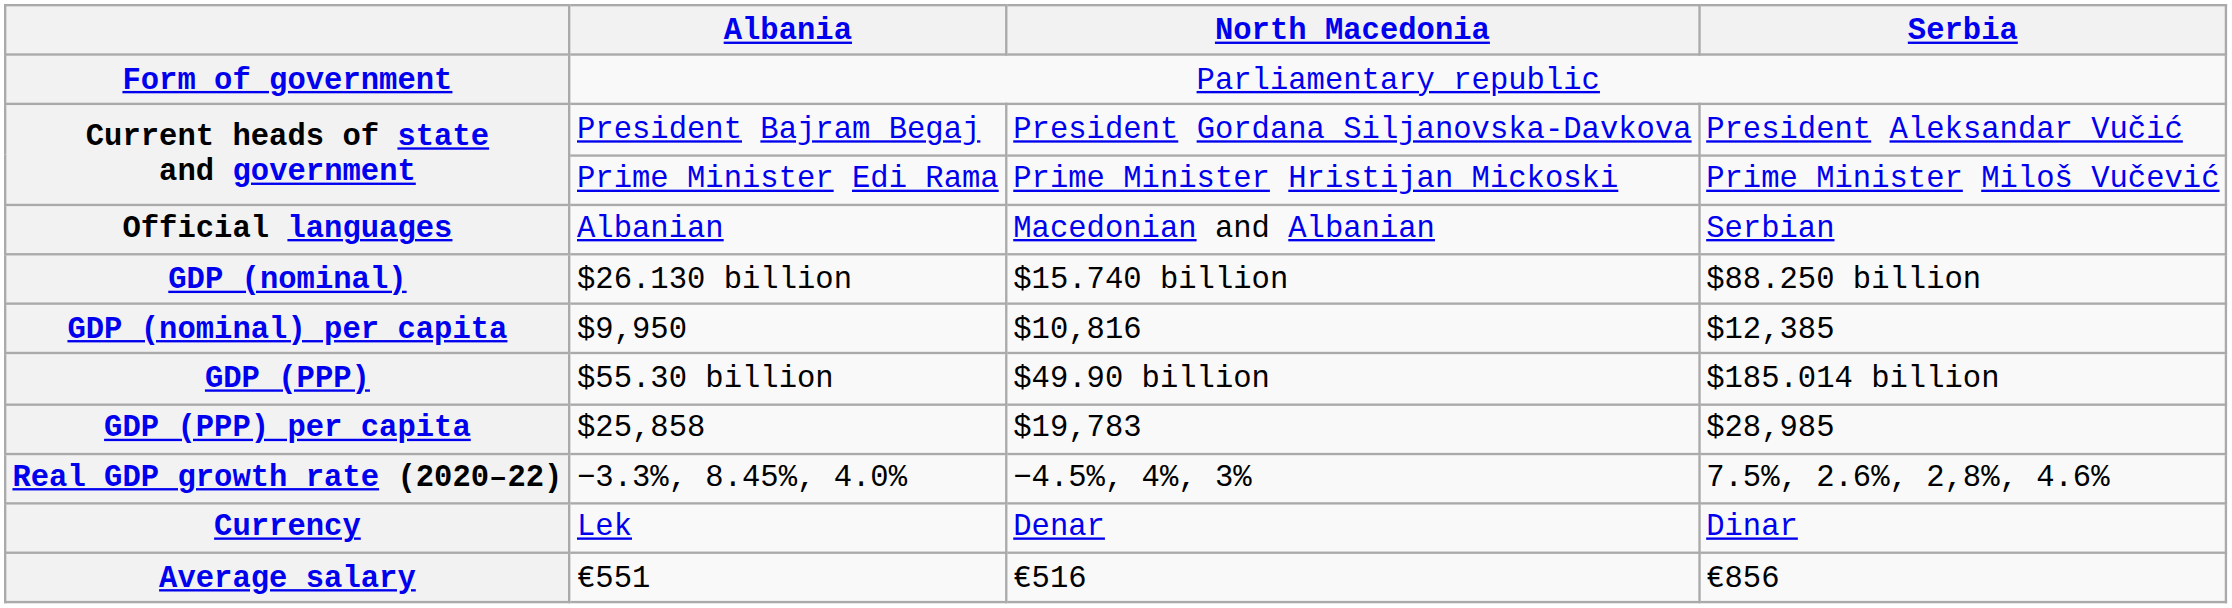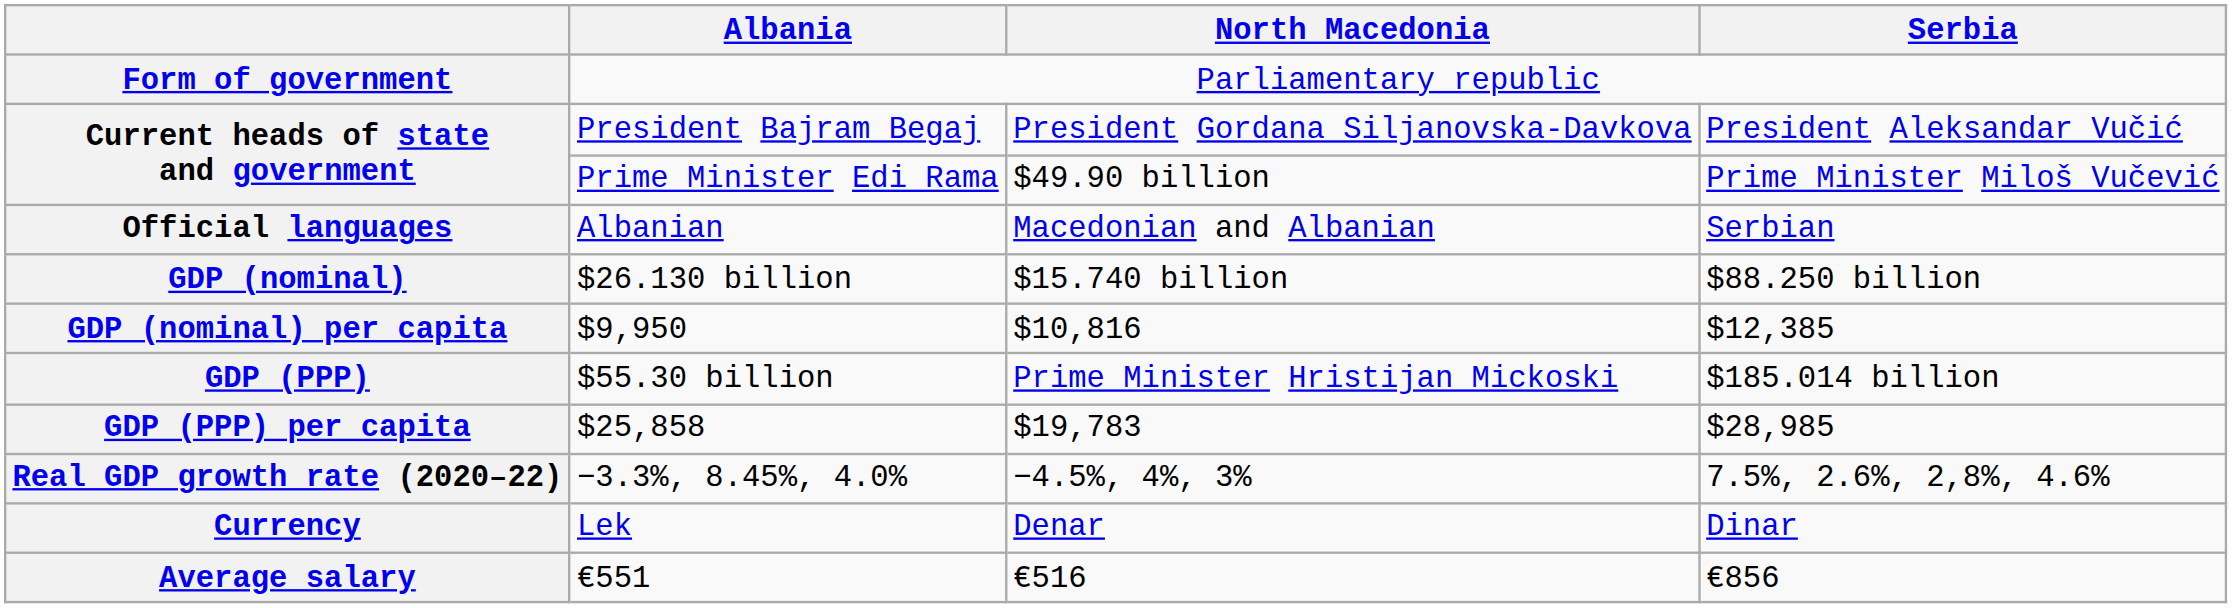(1316, 179) Prime Minister Hristijan Mickoski -> (1142, 179) $49.90 billion
(1142, 379) $49.90 billion -> (1316, 379) Prime Minister Hristijan Mickoski
